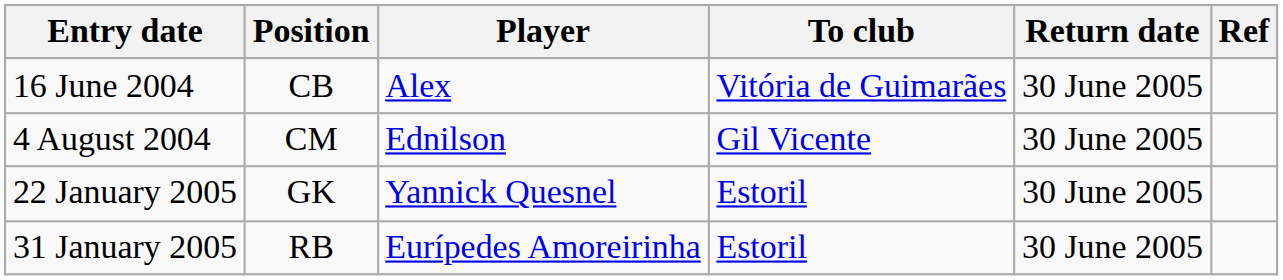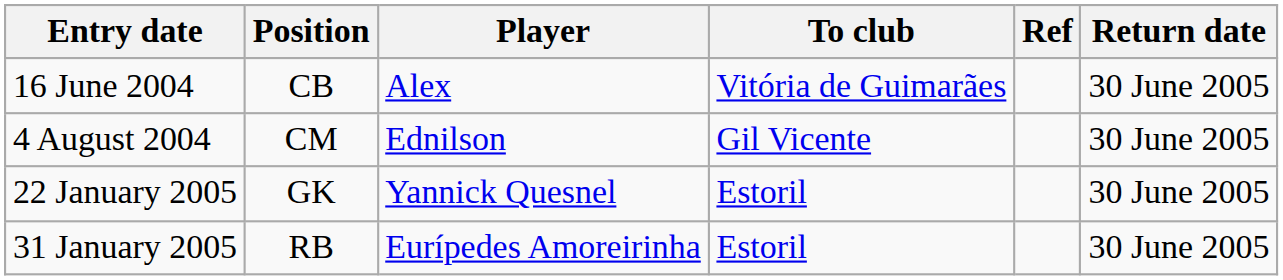columns swapped: (1112, 31) <-> (1244, 31)
